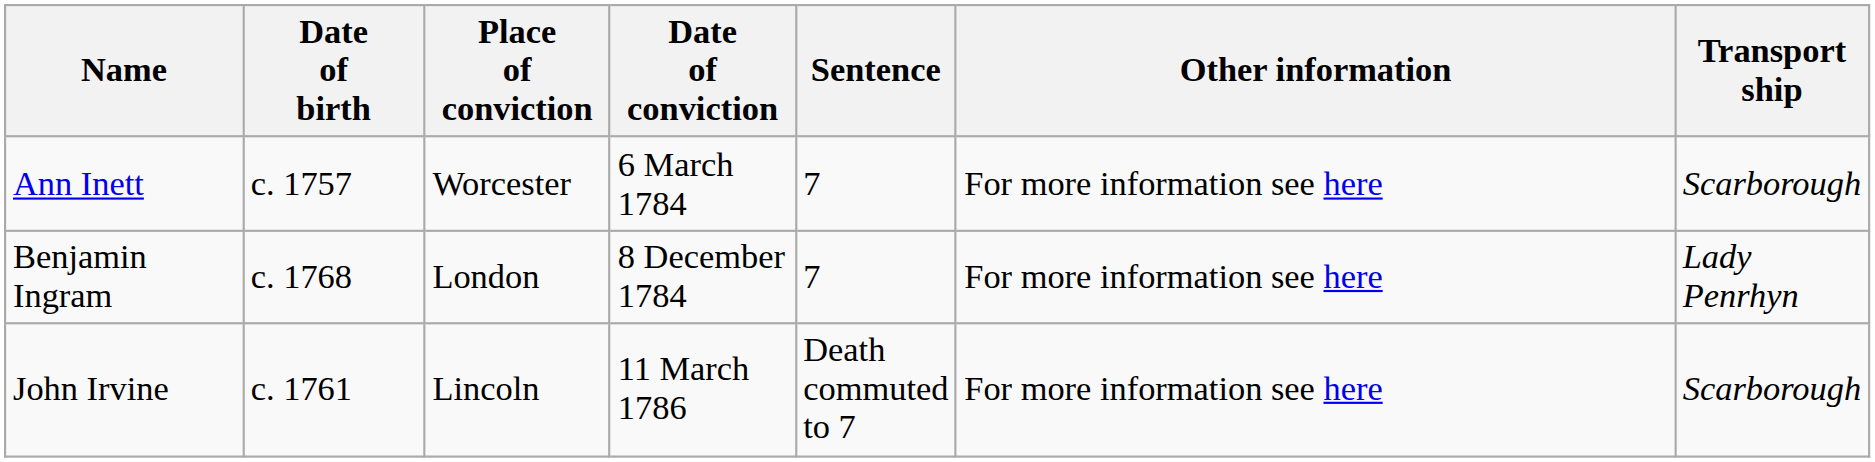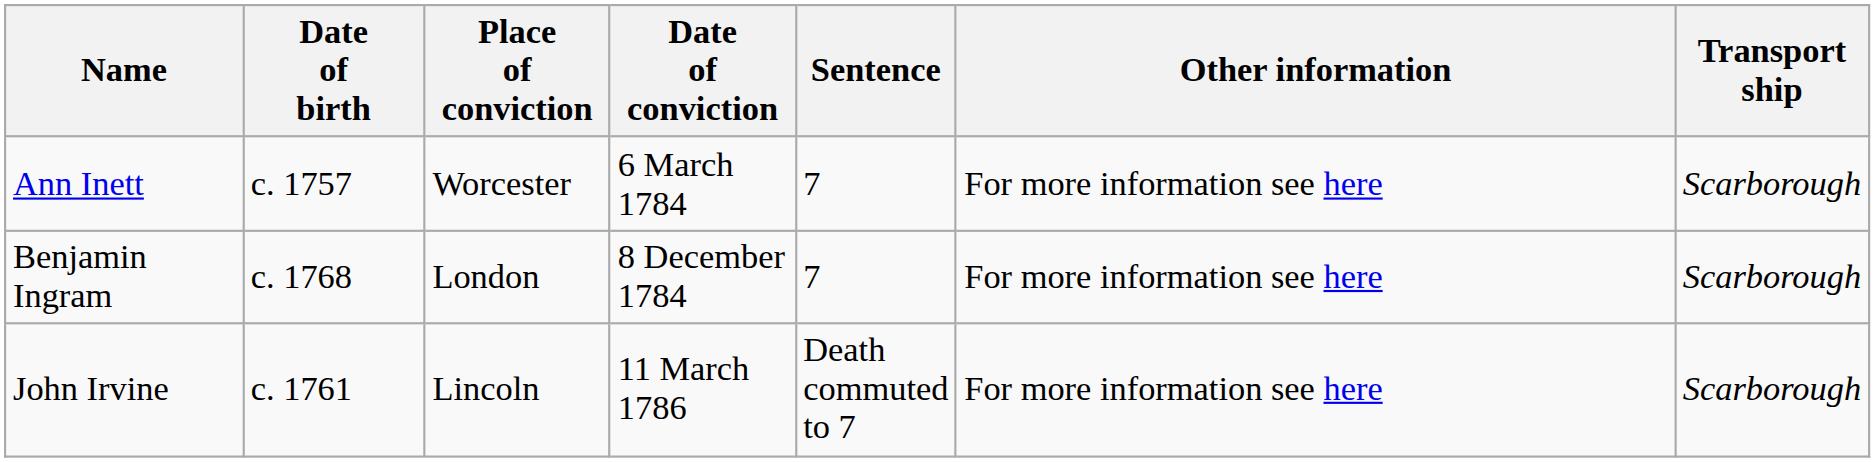(1741, 276) Lady Penrhyn -> (1772, 276) Scarborough
